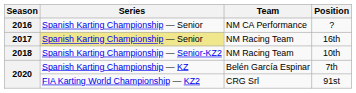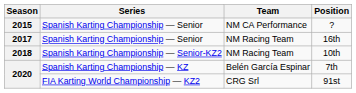+ row: (22, 25)
- row: (22, 25)
(122, 39) khaki background -> (122, 39) no background
